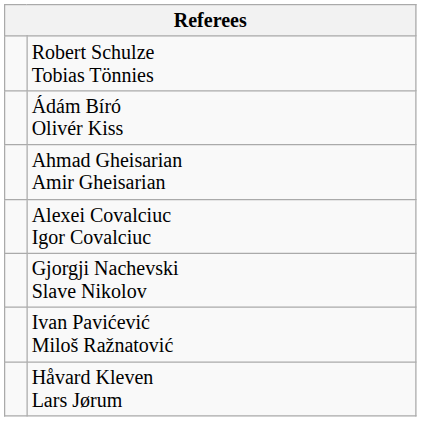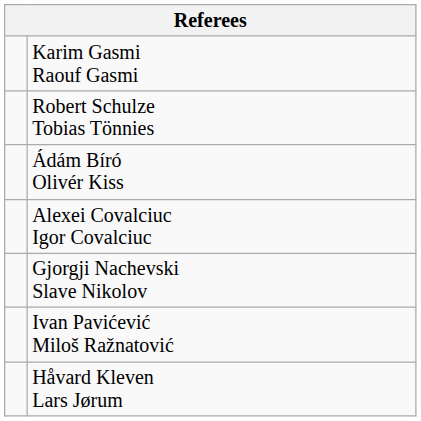+ row: (86, 63)
- row: (107, 171)
